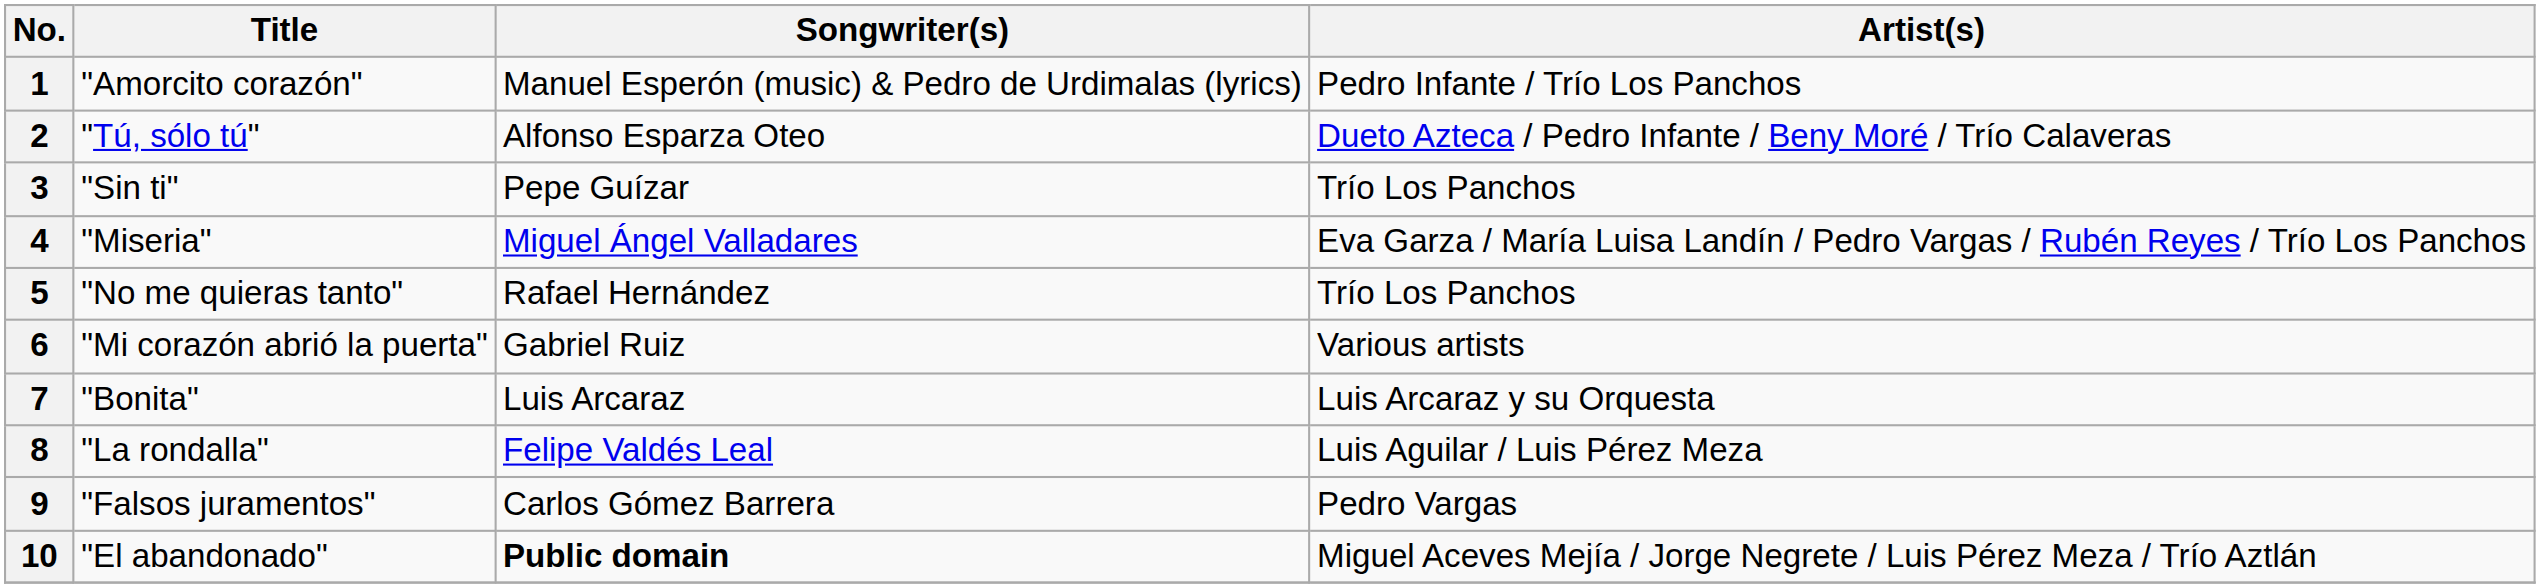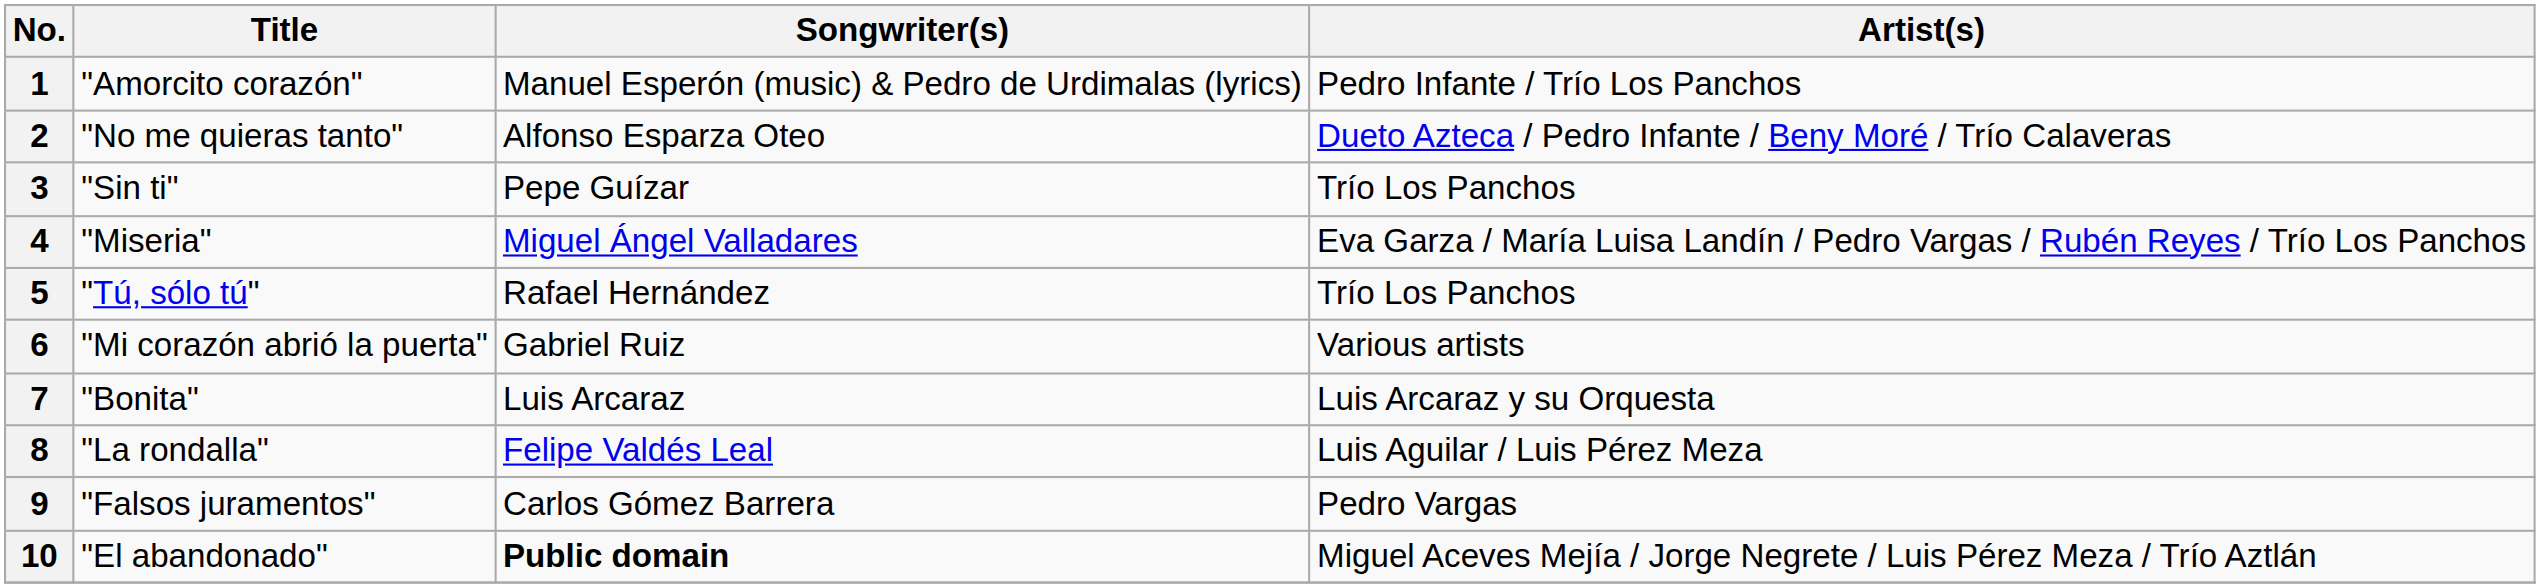(170, 135) "Tú, sólo tú" -> (242, 135) "No me quieras tanto"
(242, 293) "No me quieras tanto" -> (170, 293) "Tú, sólo tú"
